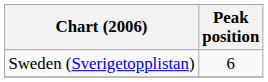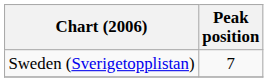(231, 63) 6 -> (231, 63) 7
